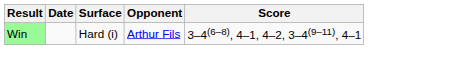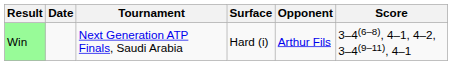+ column: (151, 13)
